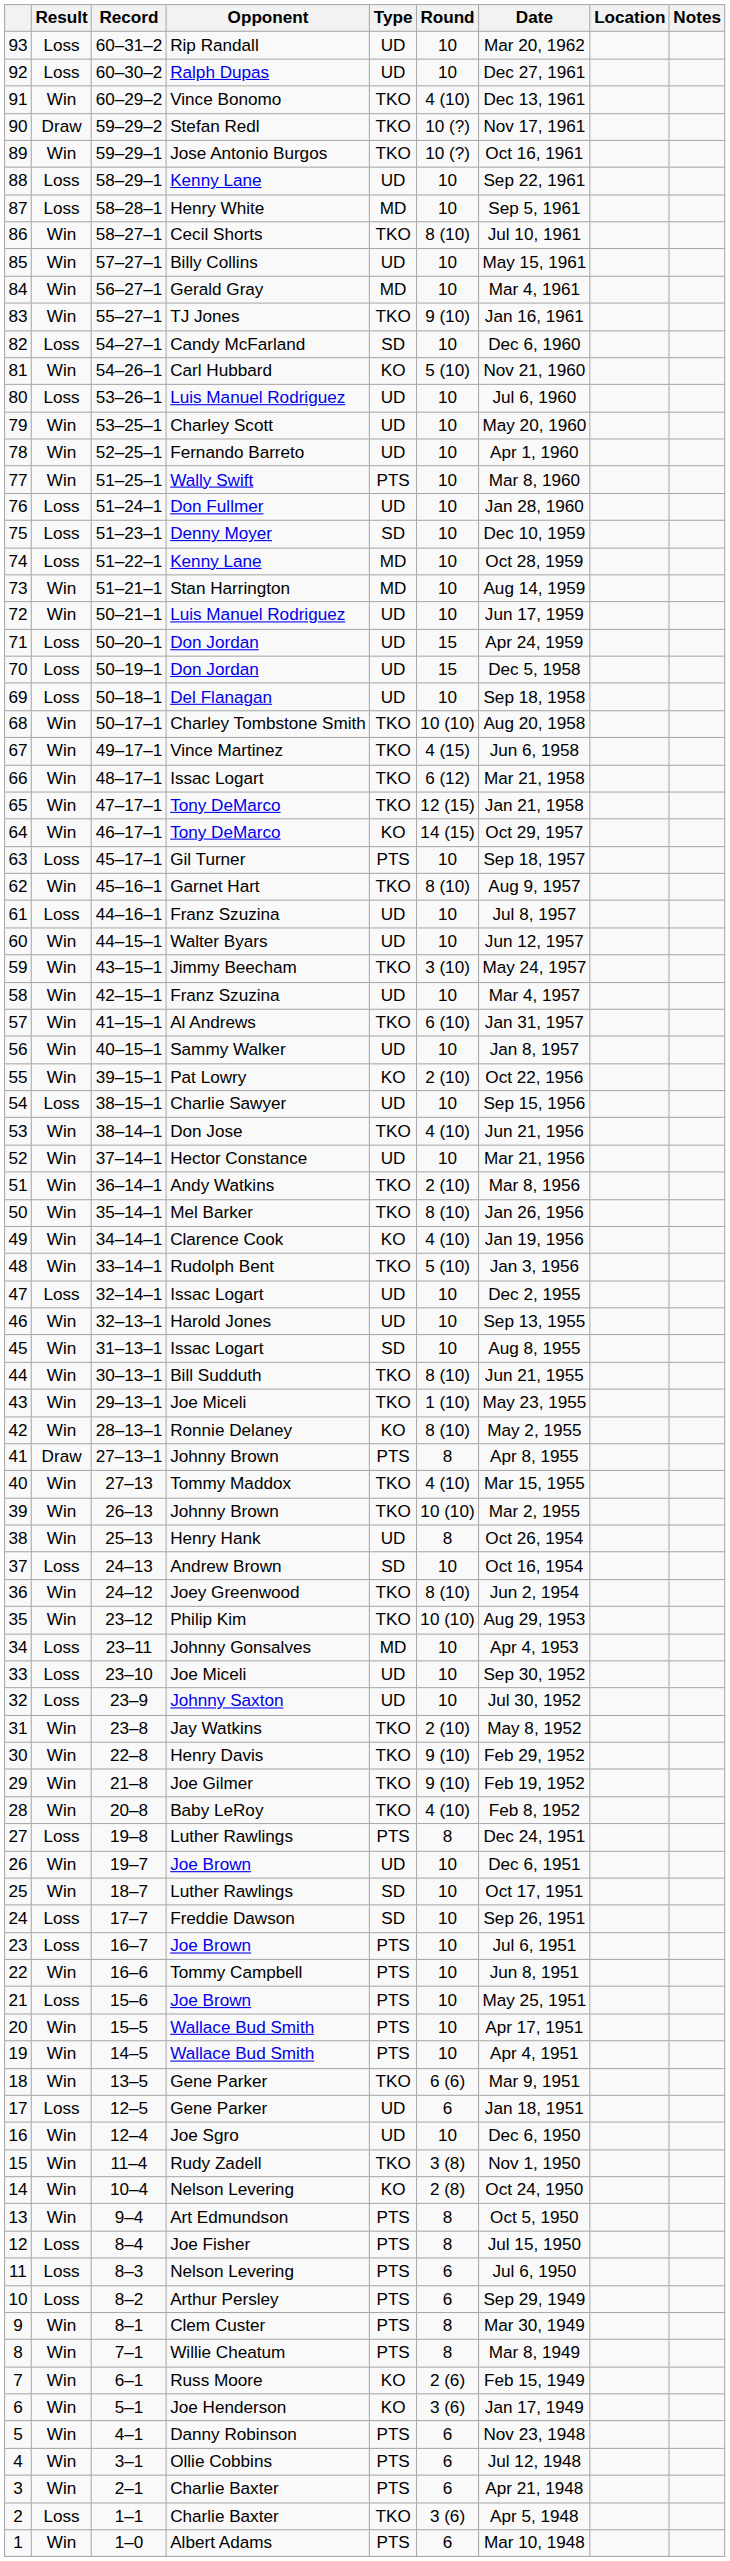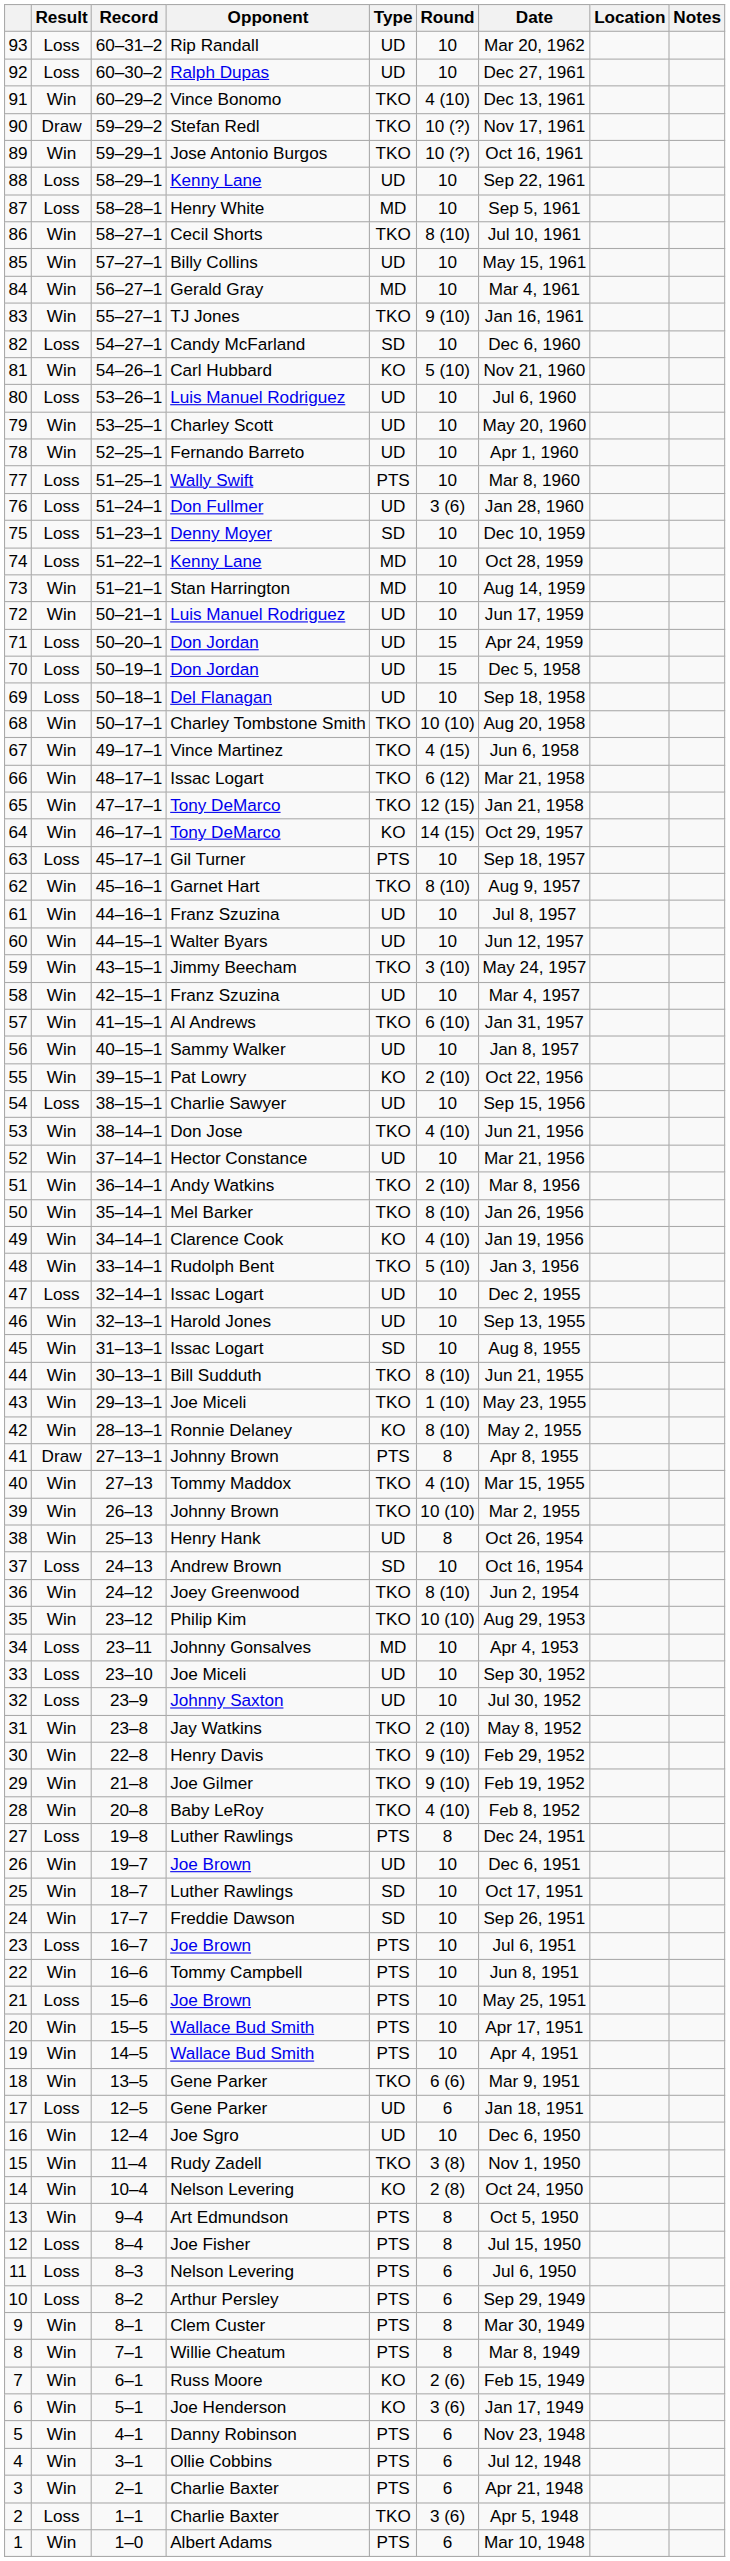(62, 479) Win -> (62, 479) Loss
(447, 506) 10 -> (447, 506) 3 (6)
(62, 914) Loss -> (62, 914) Win
(62, 1918) Loss -> (62, 1918) Win
